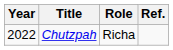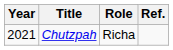(22, 34) 2022 -> (22, 34) 2021
